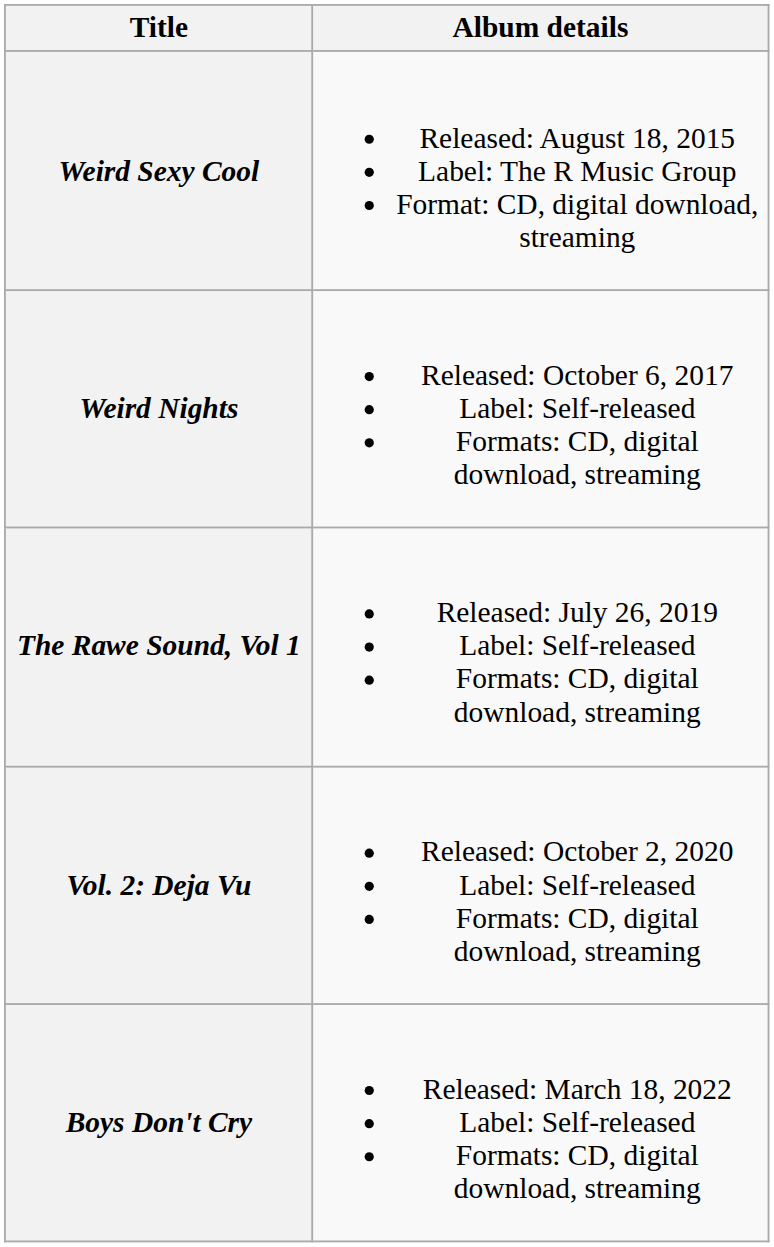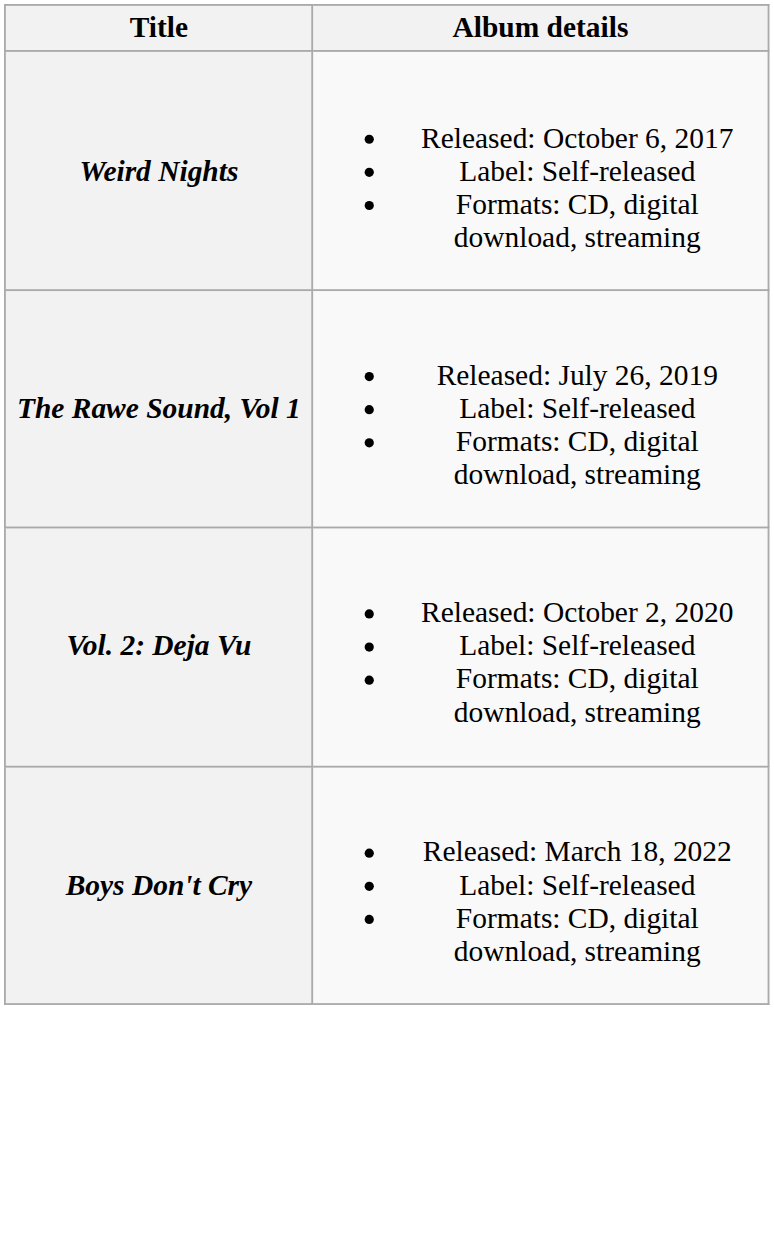- row: (159, 170)
